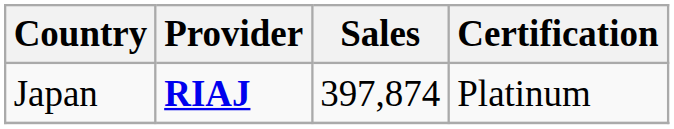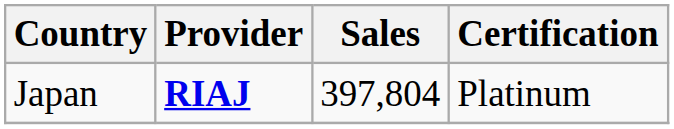(380, 92) 397,874 -> (380, 92) 397,804
